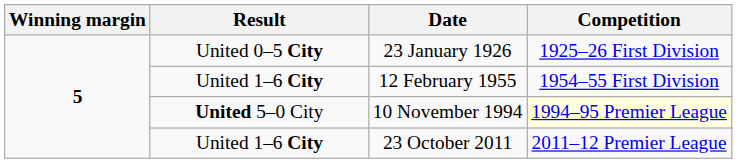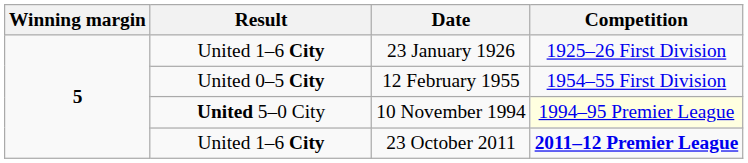(259, 50) United 0–5 City -> (261, 50) United 1–6 City
(259, 81) United 1–6 City -> (261, 81) United 0–5 City
(629, 142) normal -> (636, 142) bold
